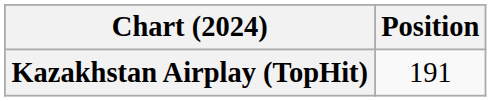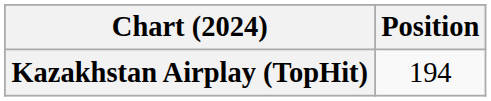(430, 72) 191 -> (430, 72) 194
